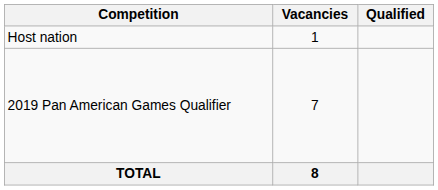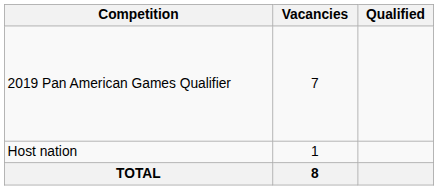rows swapped: (42, 37) <-> (119, 105)
